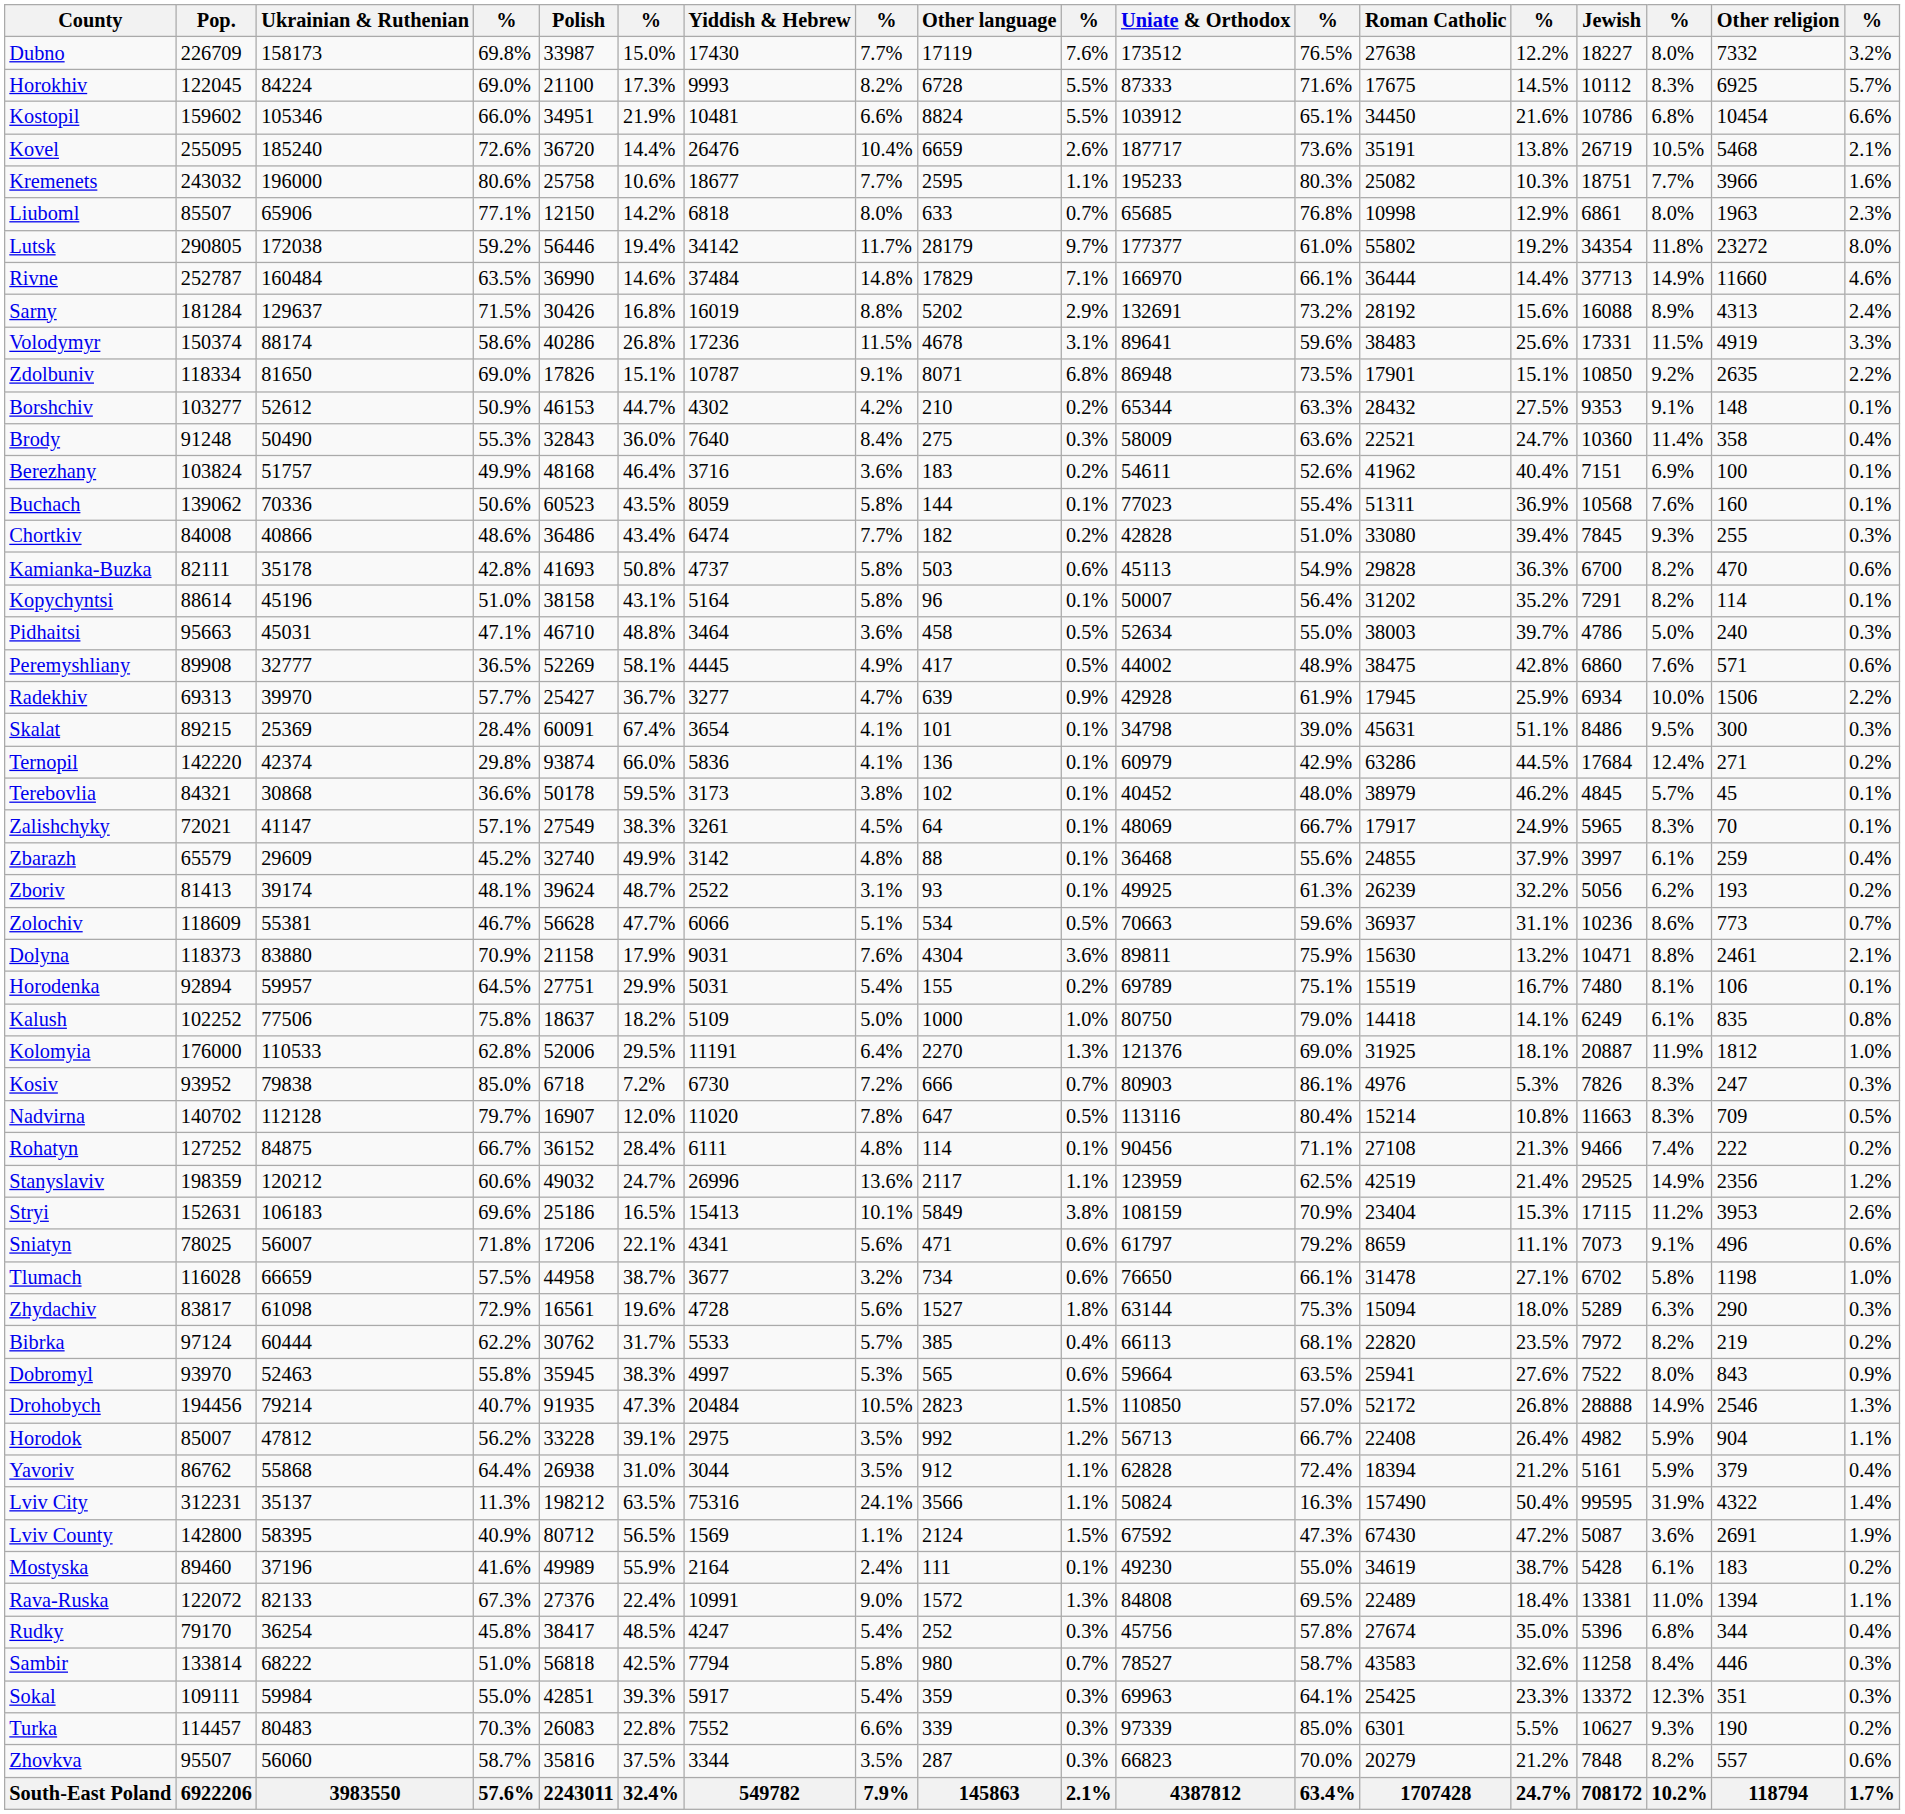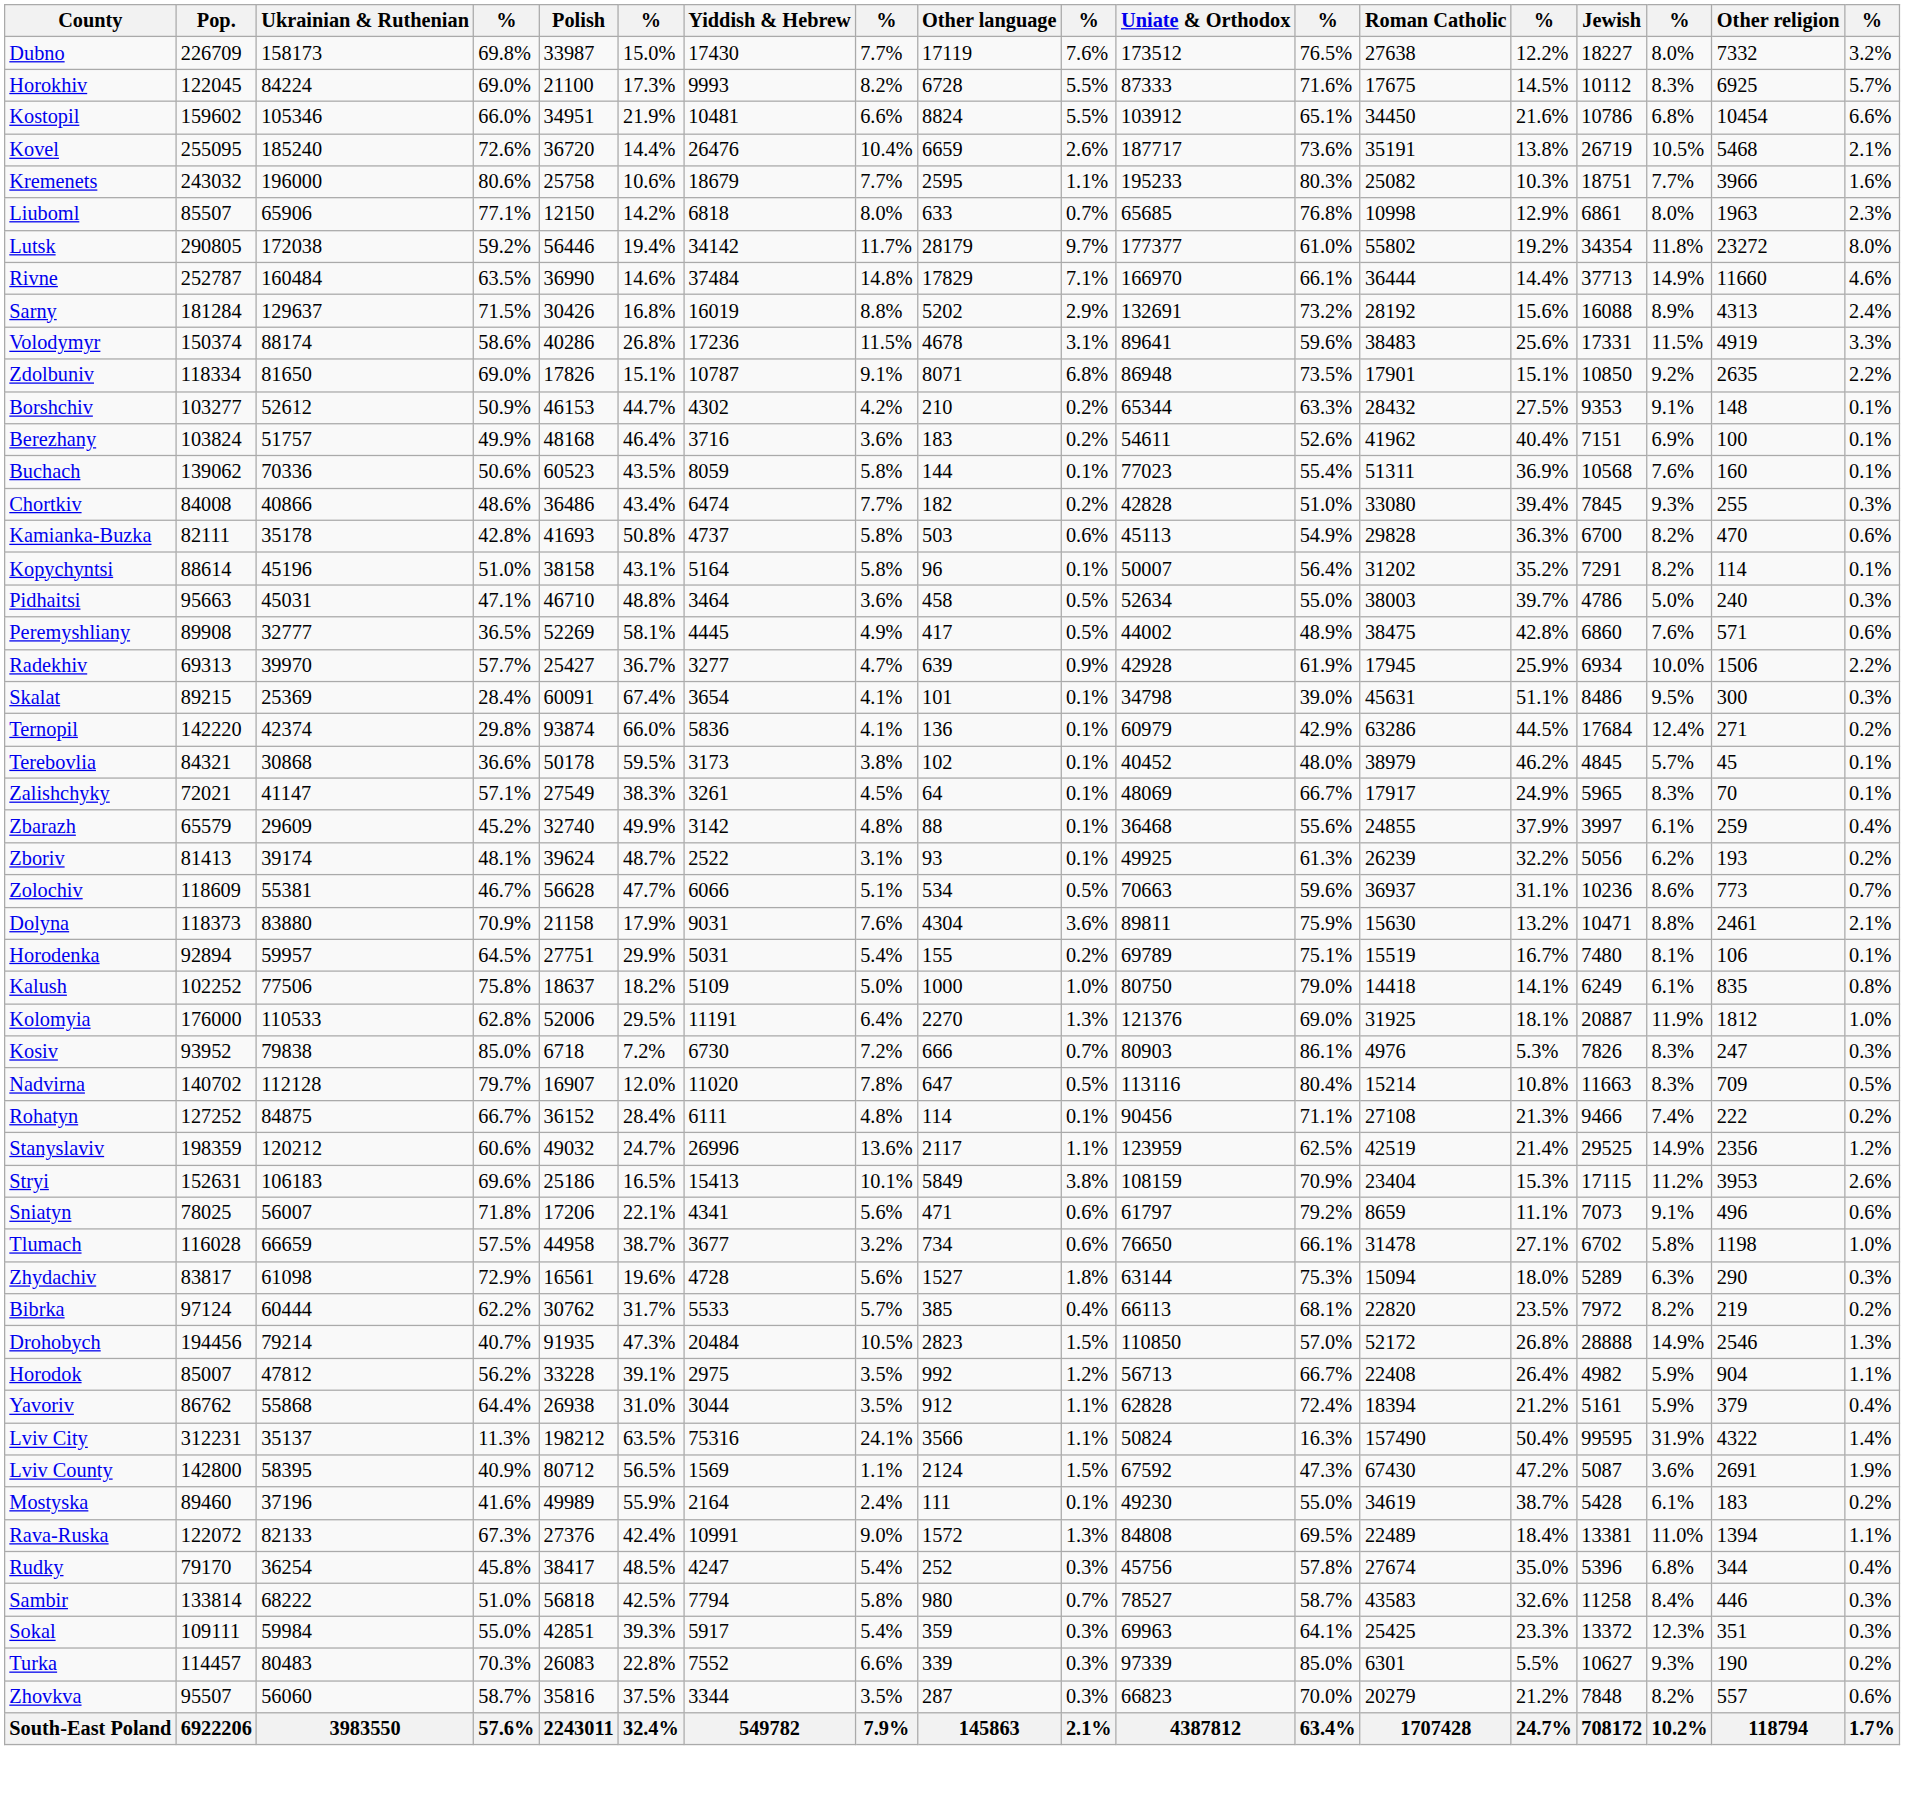(714, 181) 18677 -> (714, 181) 18679
- row: (35, 439)
- row: (51, 1374)
(649, 1599) 22.4% -> (649, 1535) 42.4%
